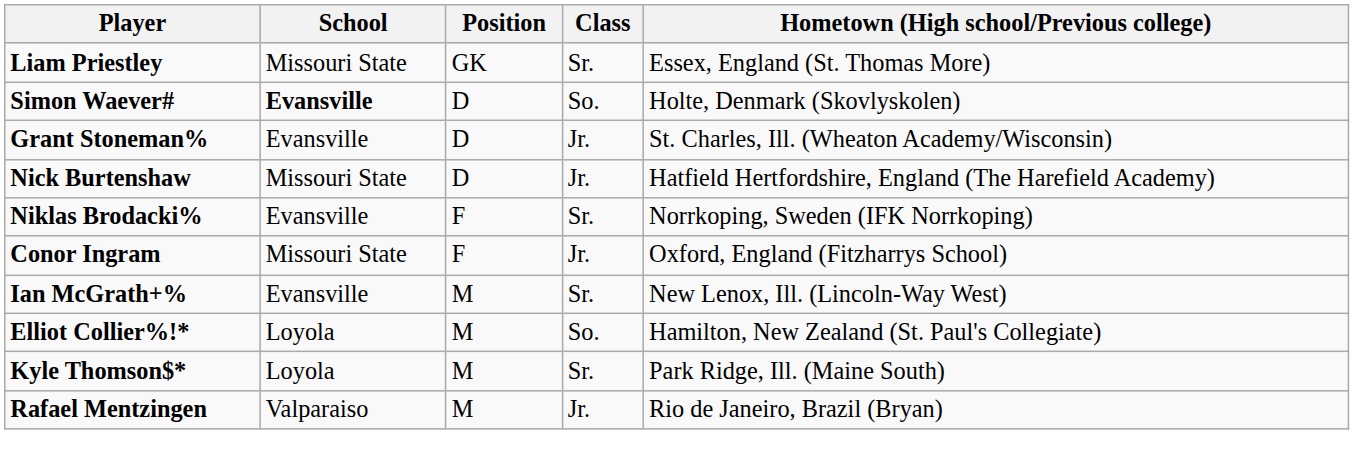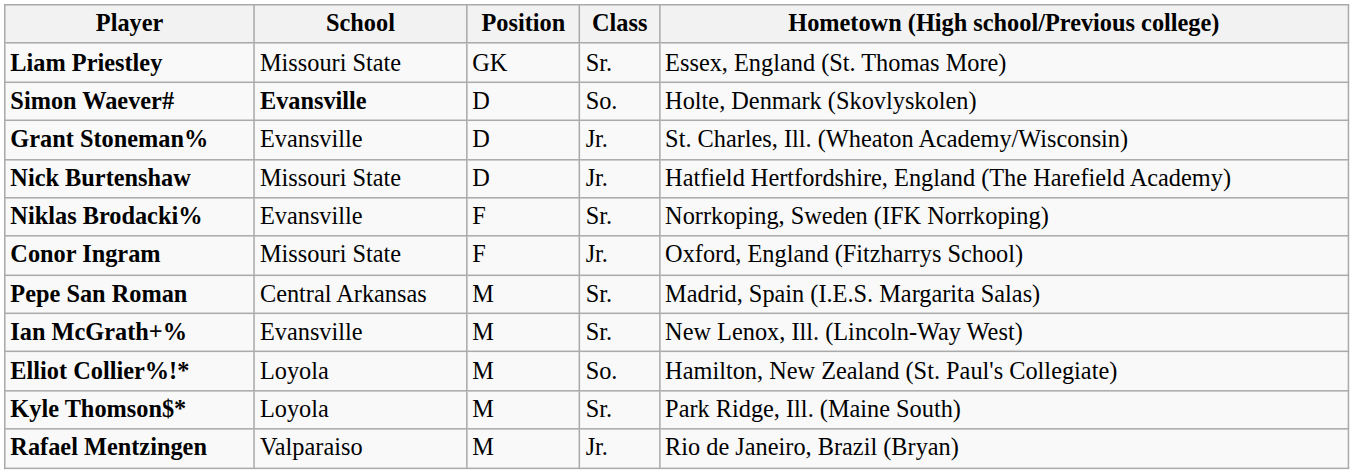+ row: (99, 293)
